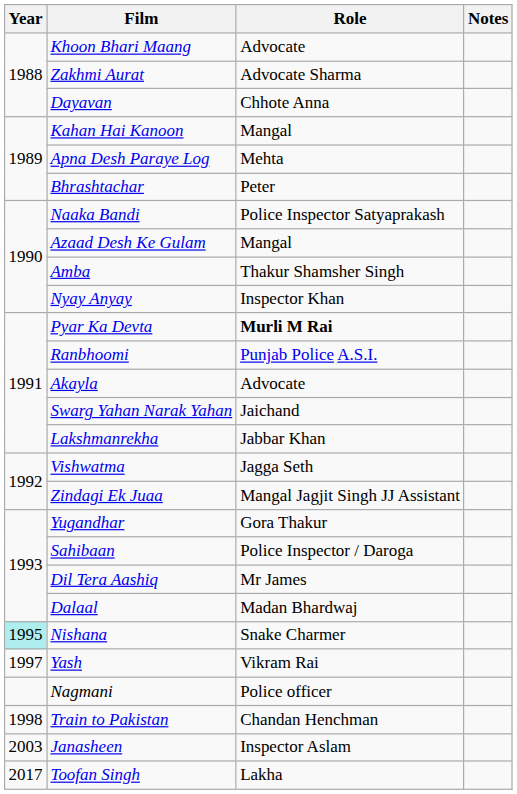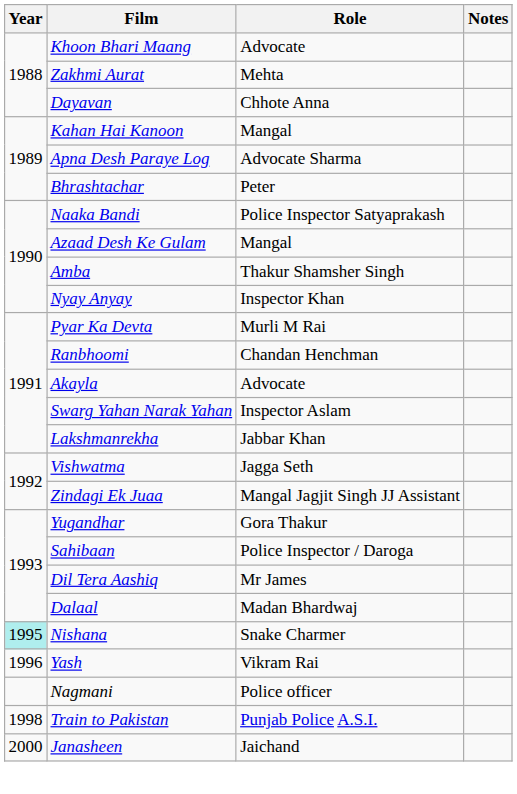(301, 74) Advocate Sharma -> (262, 74) Mehta
(262, 159) Mehta -> (301, 159) Advocate Sharma
(286, 327) bold -> (283, 327) normal
(309, 355) Punjab Police A.S.I. -> (309, 355) Chandan Henchman
(270, 411) Jaichand -> (296, 411) Inspector Aslam
(26, 663) 1997 -> (26, 663) 1996
(309, 719) Chandan Henchman -> (309, 719) Punjab Police A.S.I.
(26, 747) 2003 -> (26, 747) 2000
(296, 747) Inspector Aslam -> (270, 747) Jaichand
- row: (95, 775)
